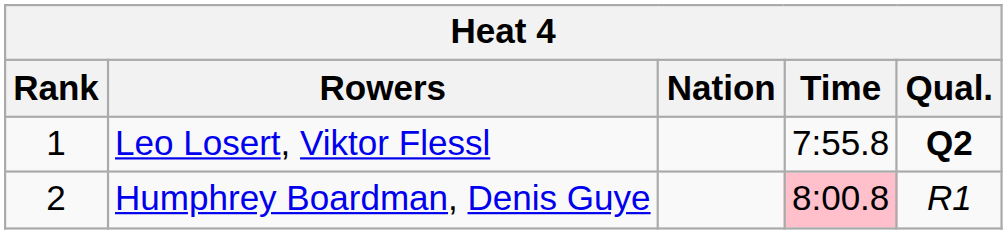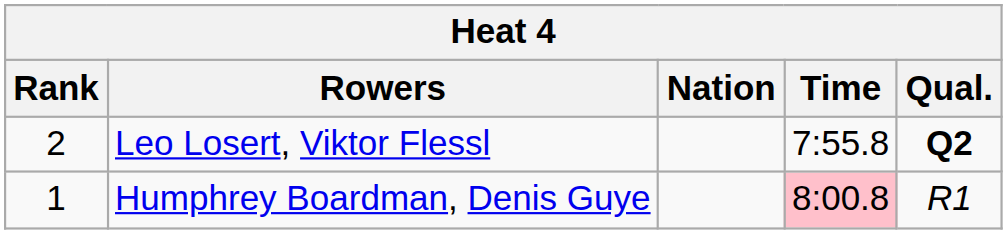(56, 143) 1 -> (56, 143) 2
(56, 198) 2 -> (56, 198) 1
